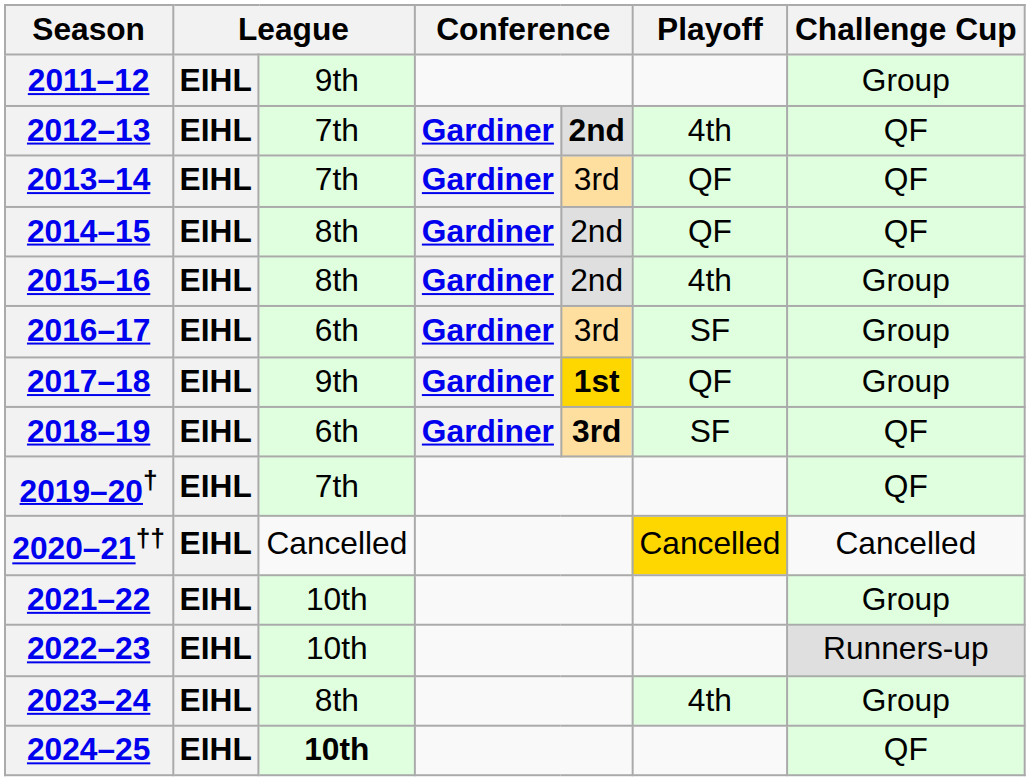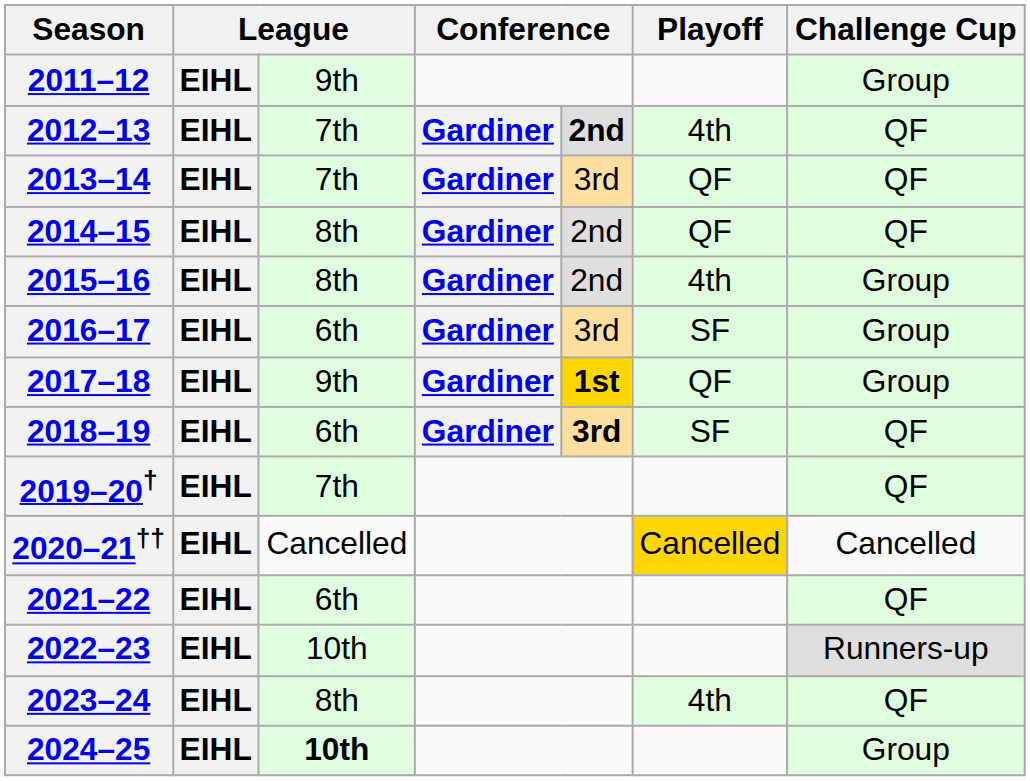(337, 599) 10th -> (337, 599) 6th
(906, 599) Group -> (906, 599) QF
(906, 699) Group -> (906, 699) QF
(906, 750) QF -> (906, 750) Group
